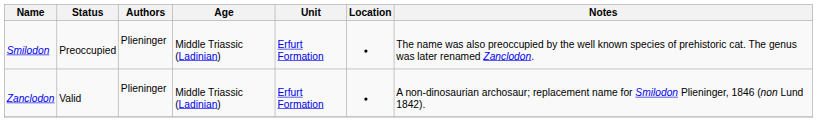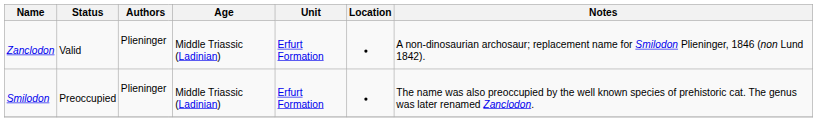rows swapped: (28, 50) <-> (31, 98)
